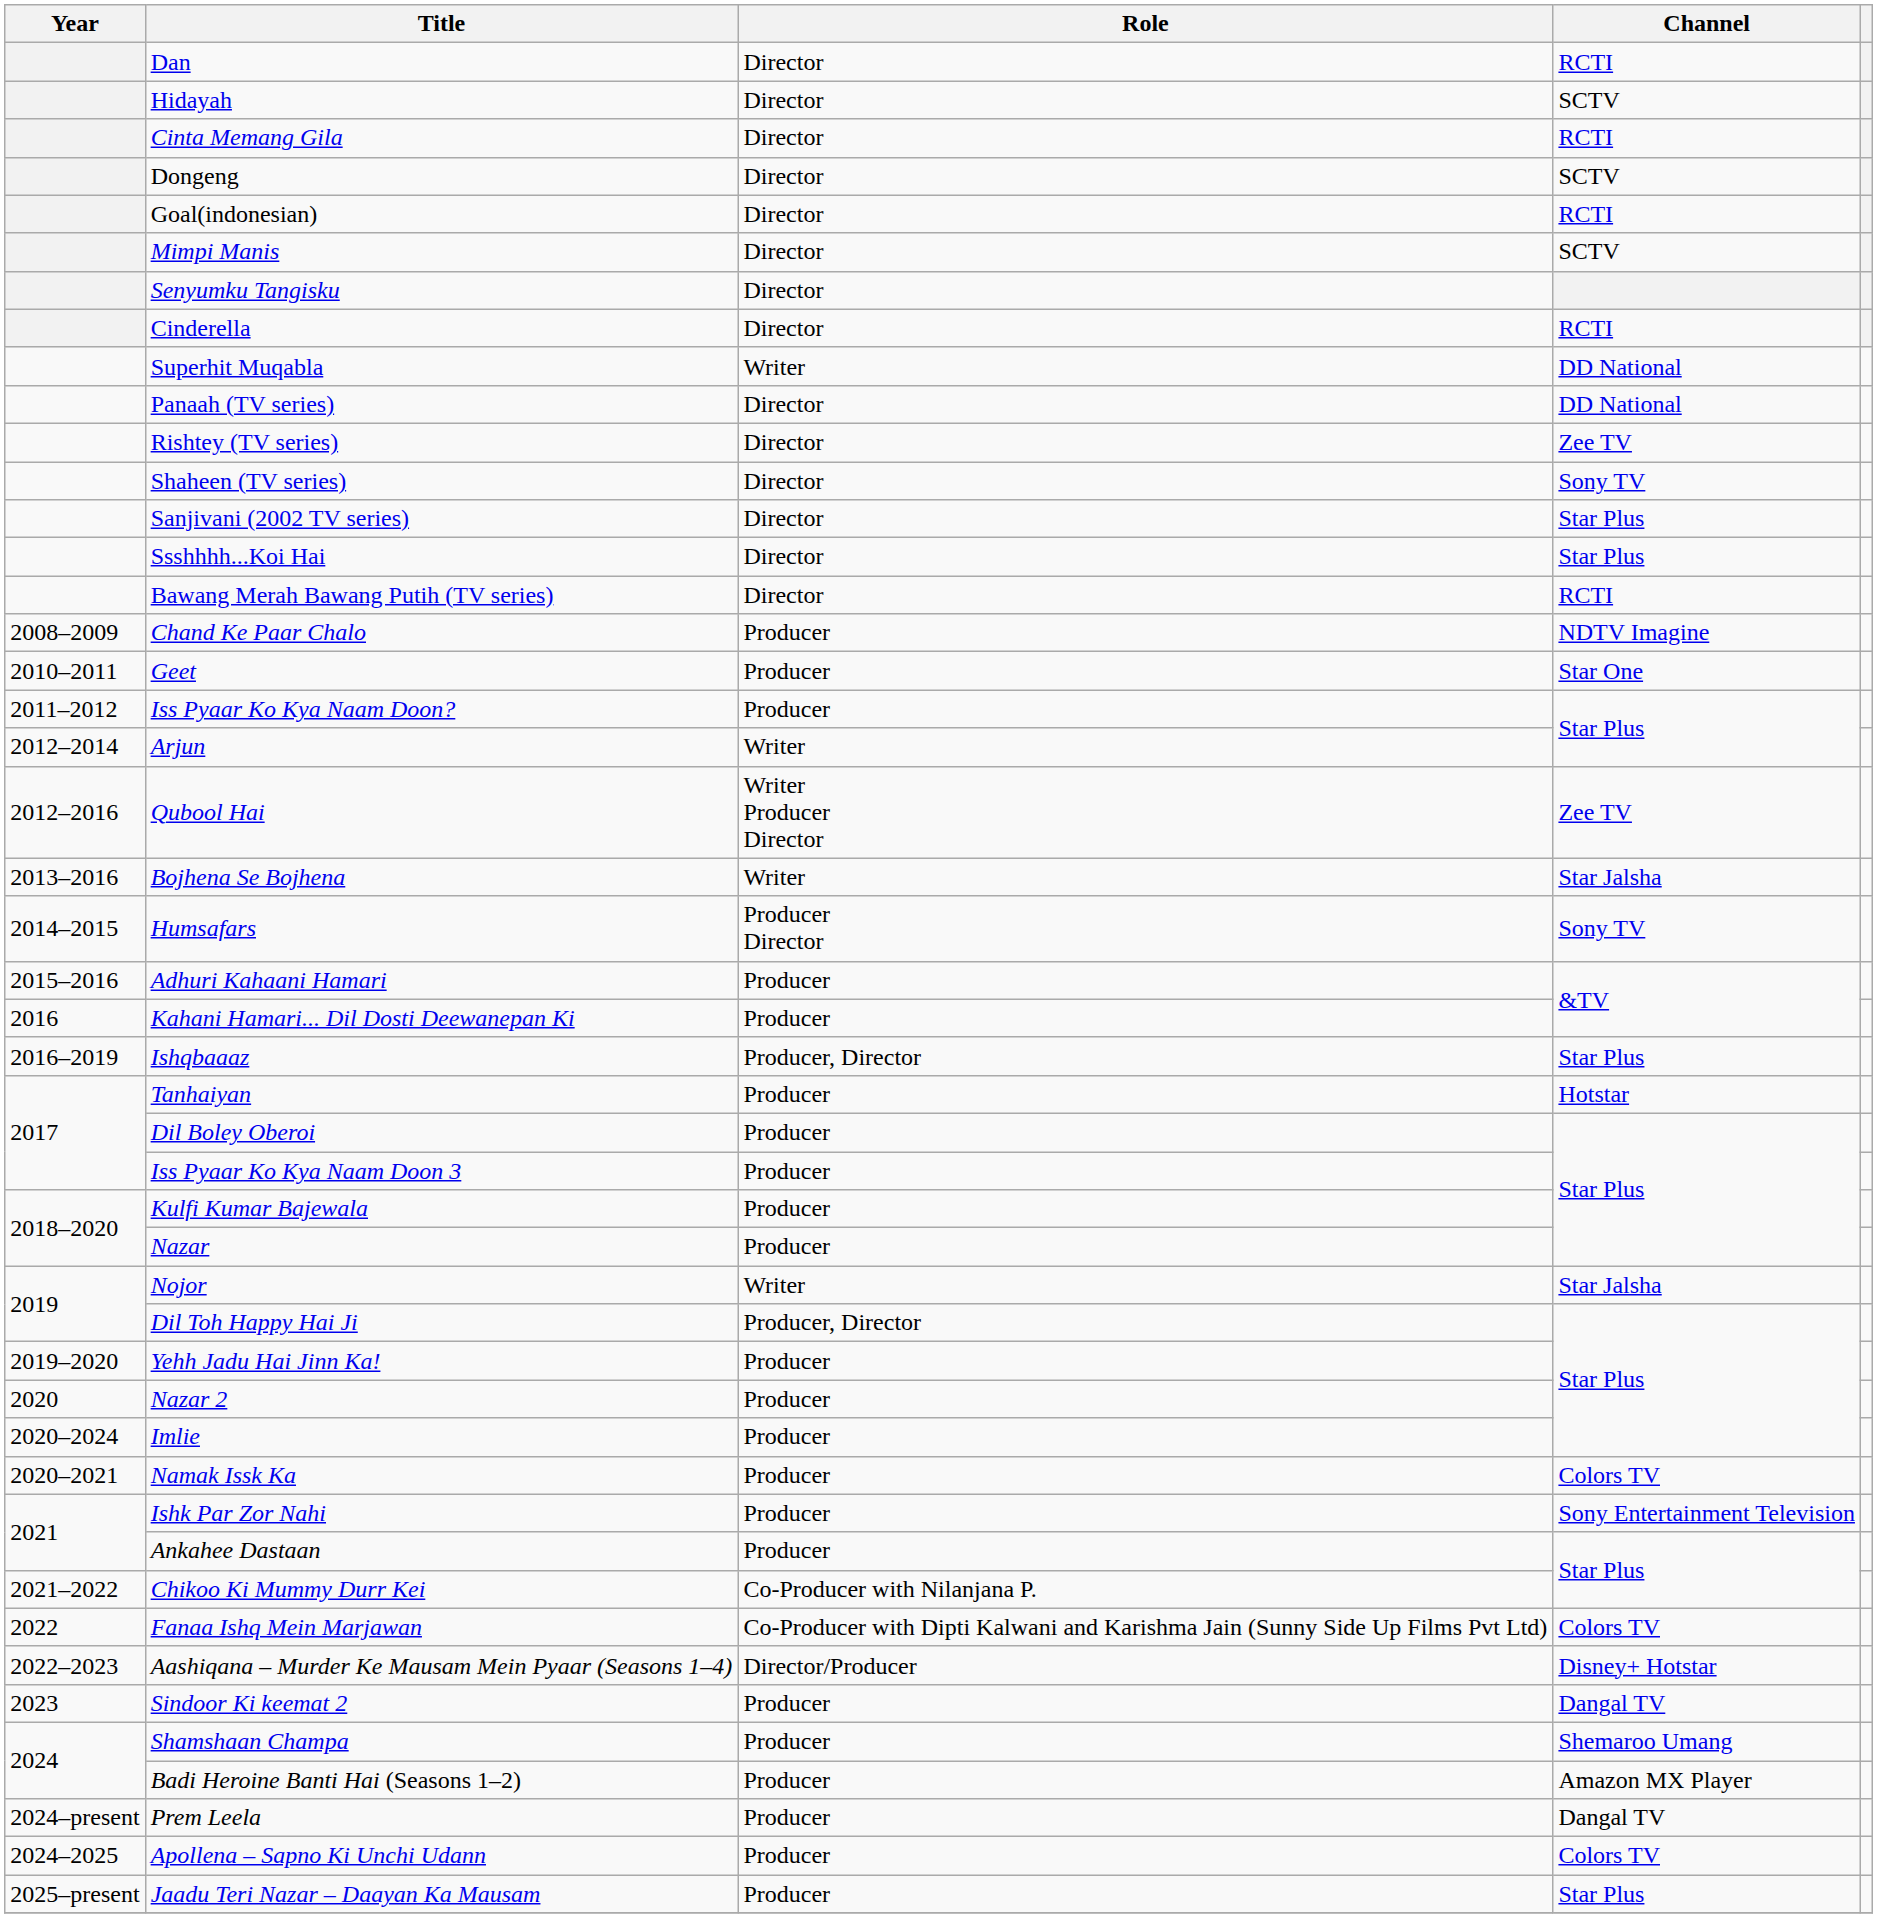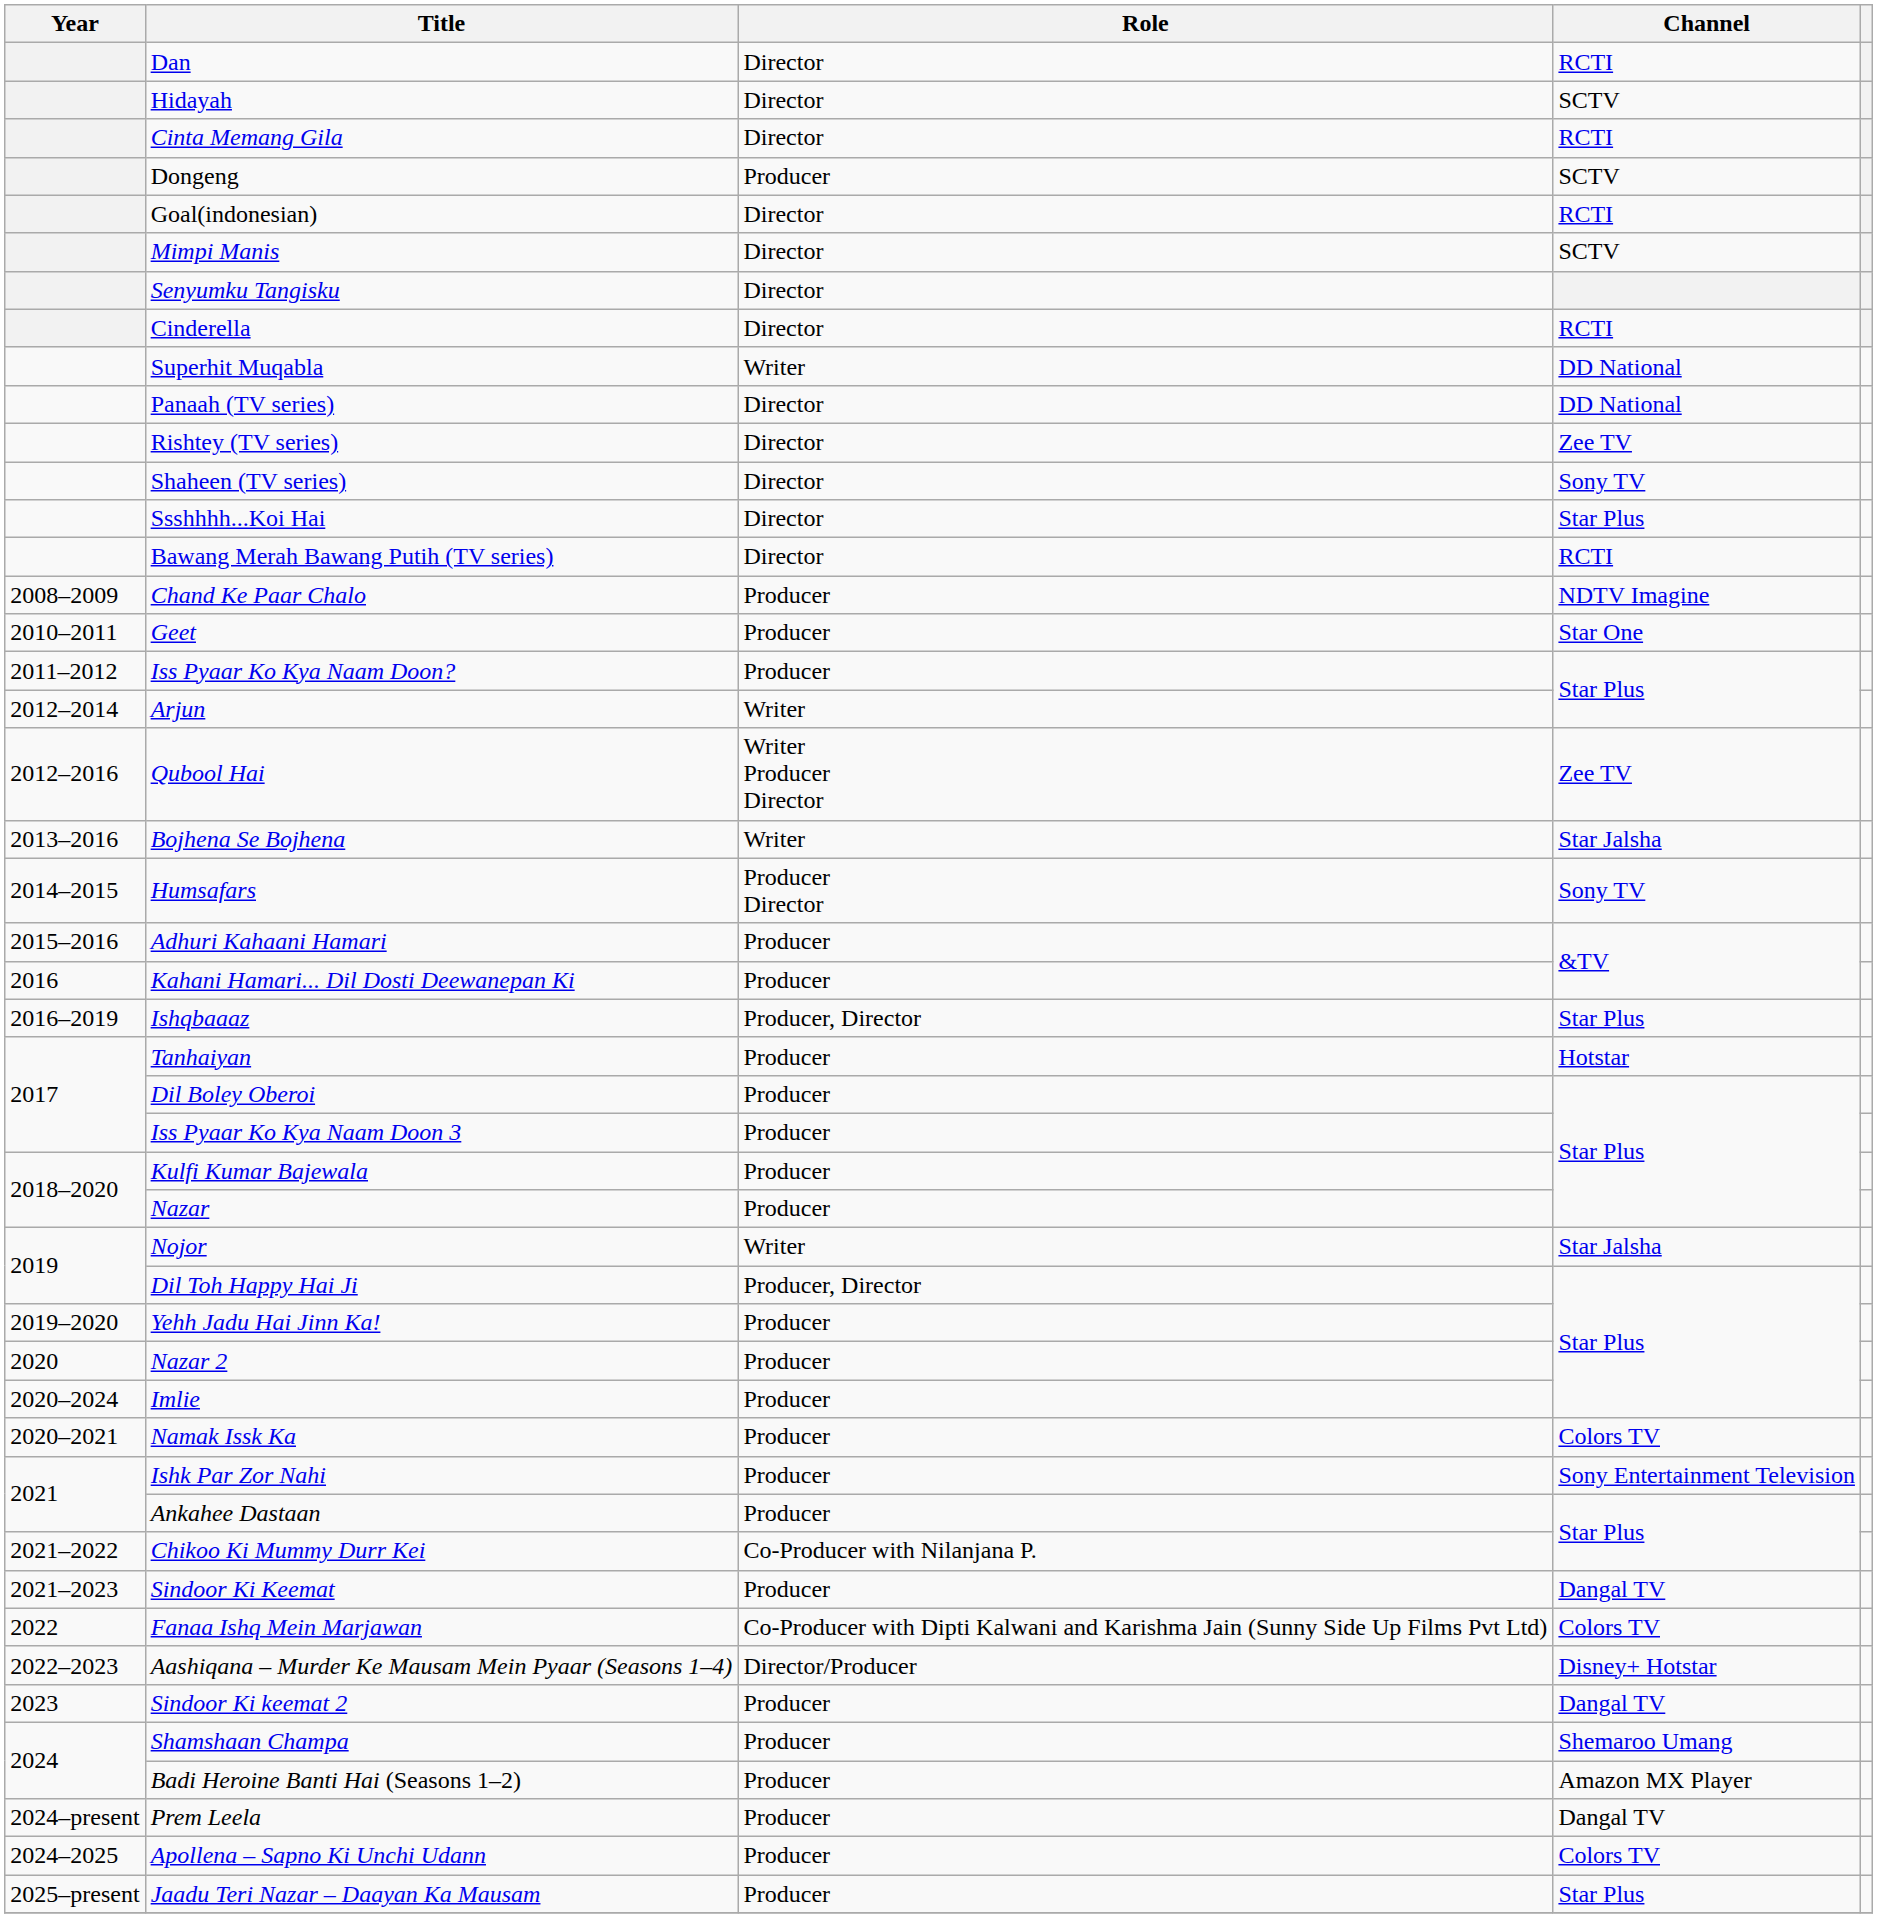(783, 175) Director -> (787, 175) Producer
- row: (280, 518)
+ row: (243, 1588)
